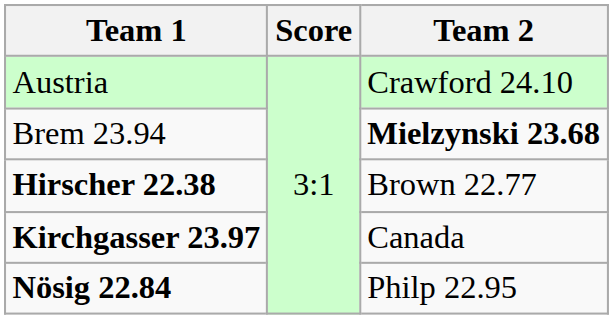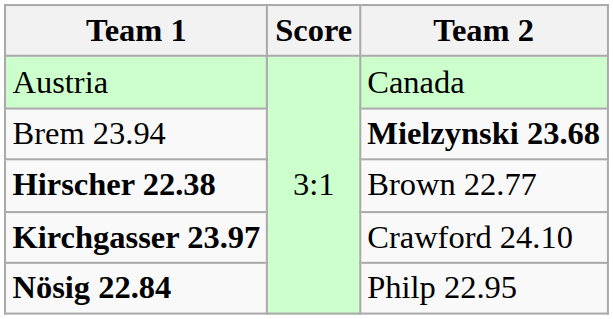(470, 81) Crawford 24.10 -> (416, 81) Canada
(416, 236) Canada -> (470, 236) Crawford 24.10
